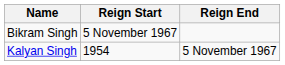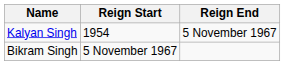rows swapped: (42, 51) <-> (42, 32)
